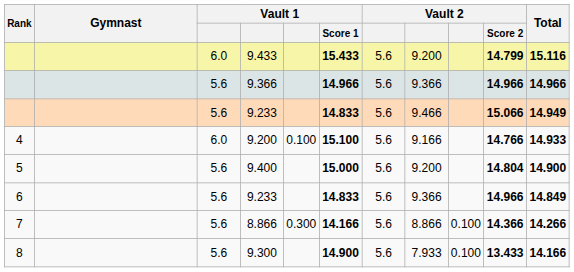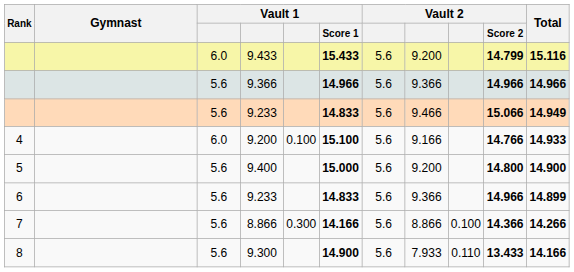(505, 168) 14.804 -> (505, 168) 14.800
(548, 196) 14.849 -> (548, 196) 14.899
(466, 252) 0.100 -> (466, 252) 0.110
